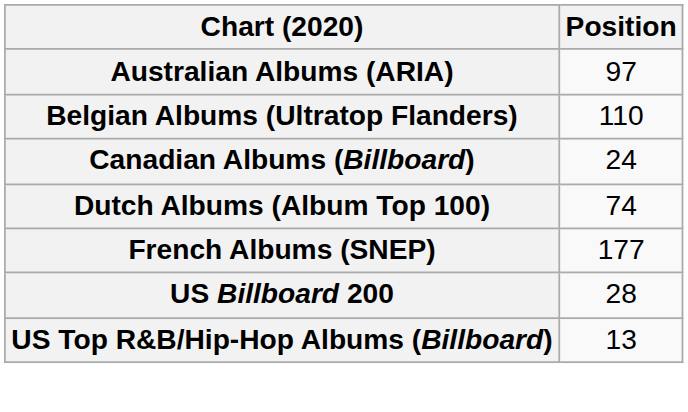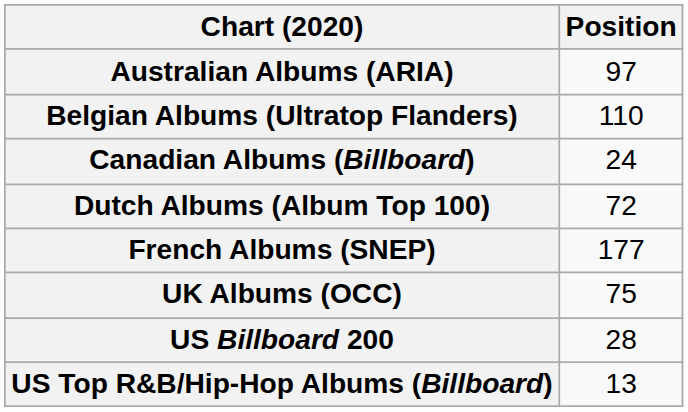(621, 205) 74 -> (621, 205) 72
+ row: (282, 294)
